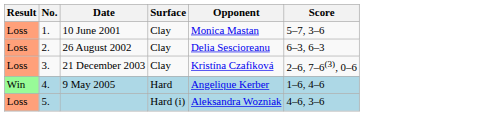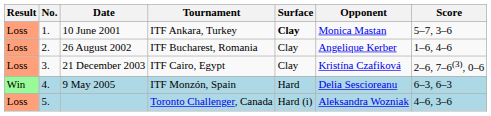+ column: (212, 13)
(161, 30) normal -> (289, 30) bold
(230, 47) Delia Sescioreanu -> (358, 47) Angelique Kerber
(306, 47) 6–3, 6–3 -> (433, 47) 1–6, 4–6
(230, 85) Angelique Kerber -> (358, 85) Delia Sescioreanu
(306, 85) 1–6, 4–6 -> (433, 85) 6–3, 6–3
